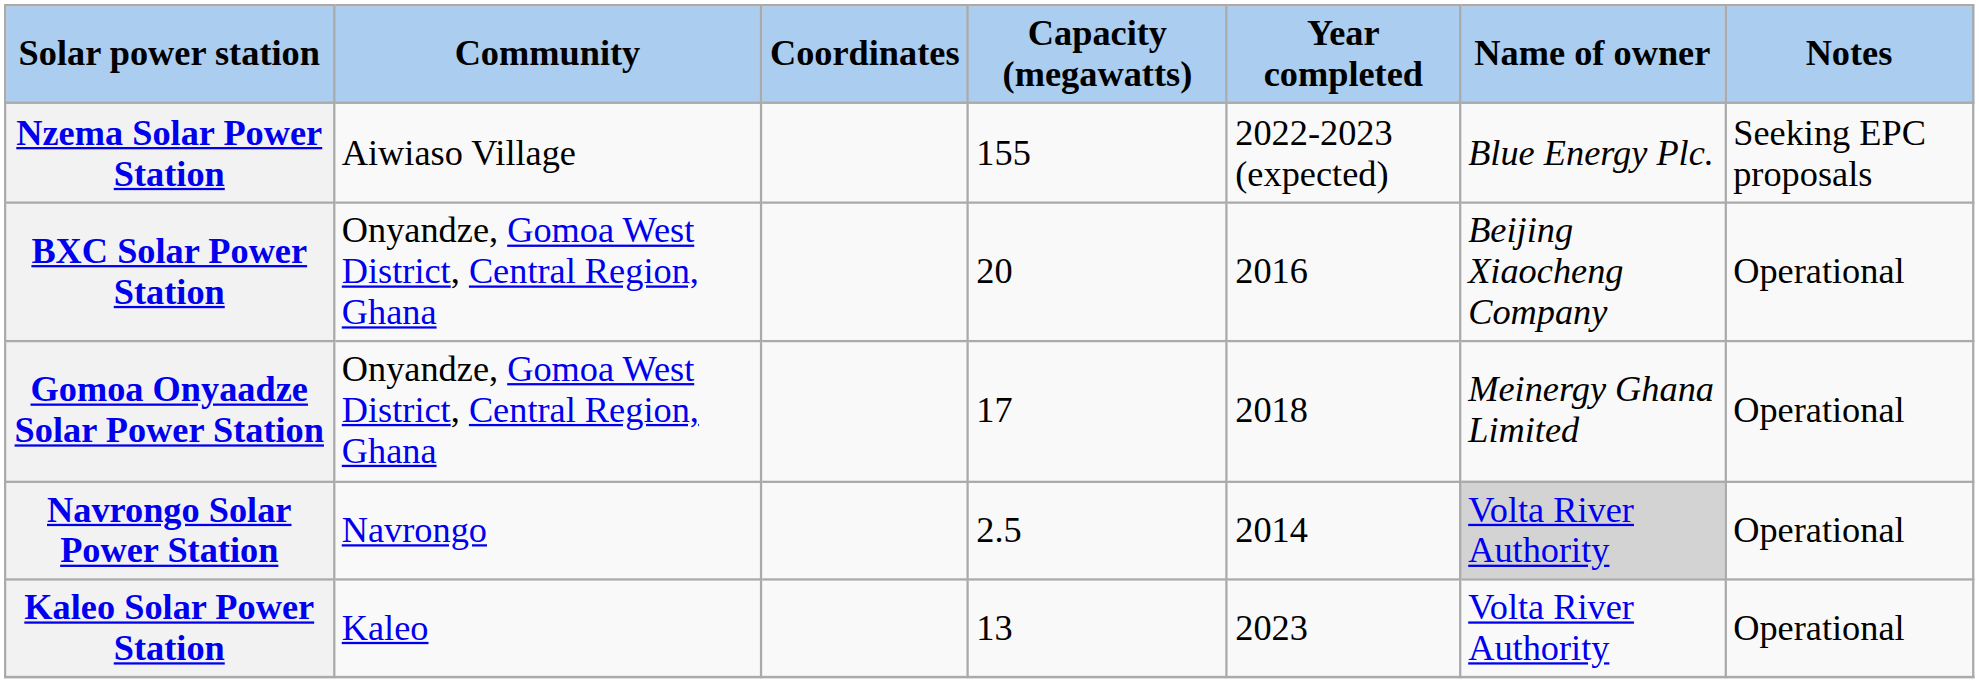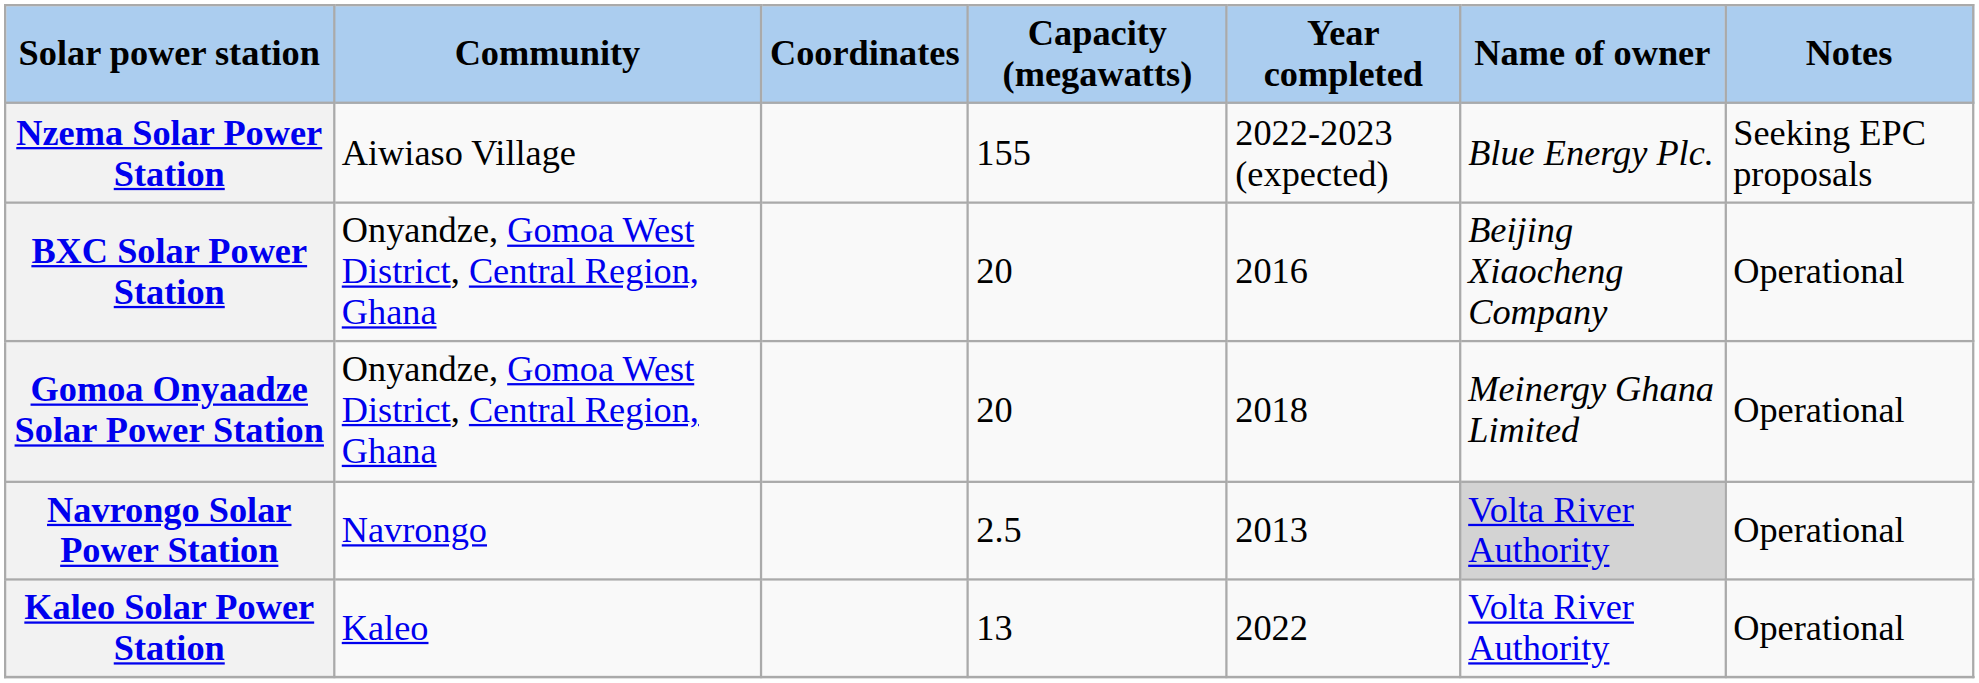(995, 410) 17 -> (995, 410) 20
(1272, 529) 2014 -> (1272, 529) 2013
(1272, 627) 2023 -> (1272, 627) 2022
